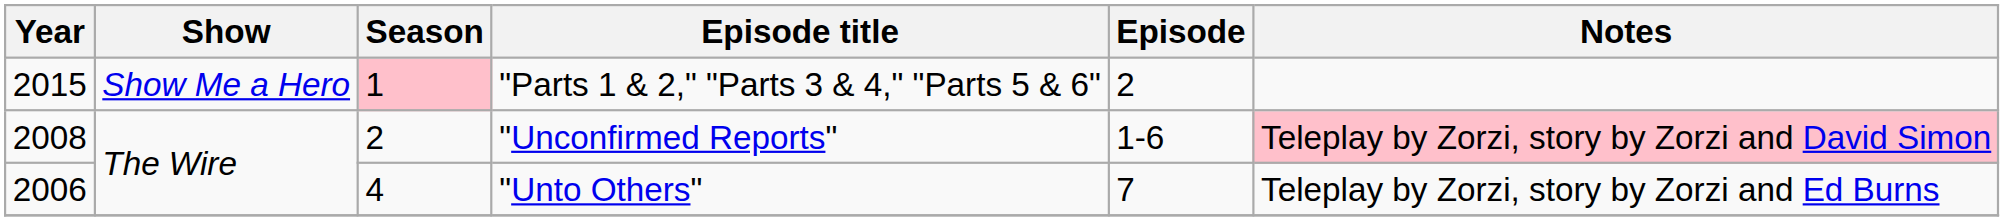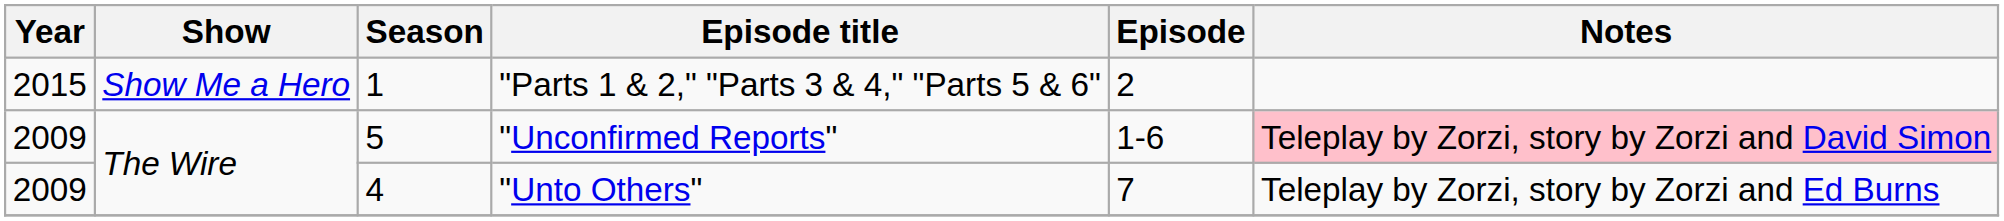(375, 84) pink background -> (375, 84) no background
(50, 137) 2008 -> (50, 137) 2009
(375, 137) 2 -> (375, 137) 5
(50, 190) 2006 -> (50, 190) 2009
